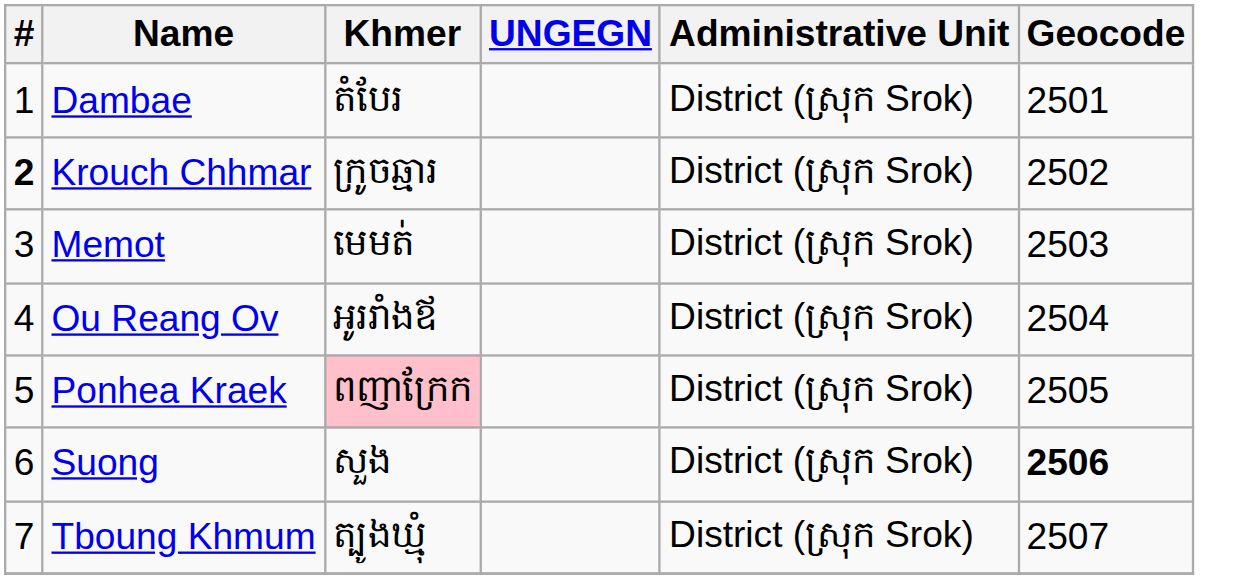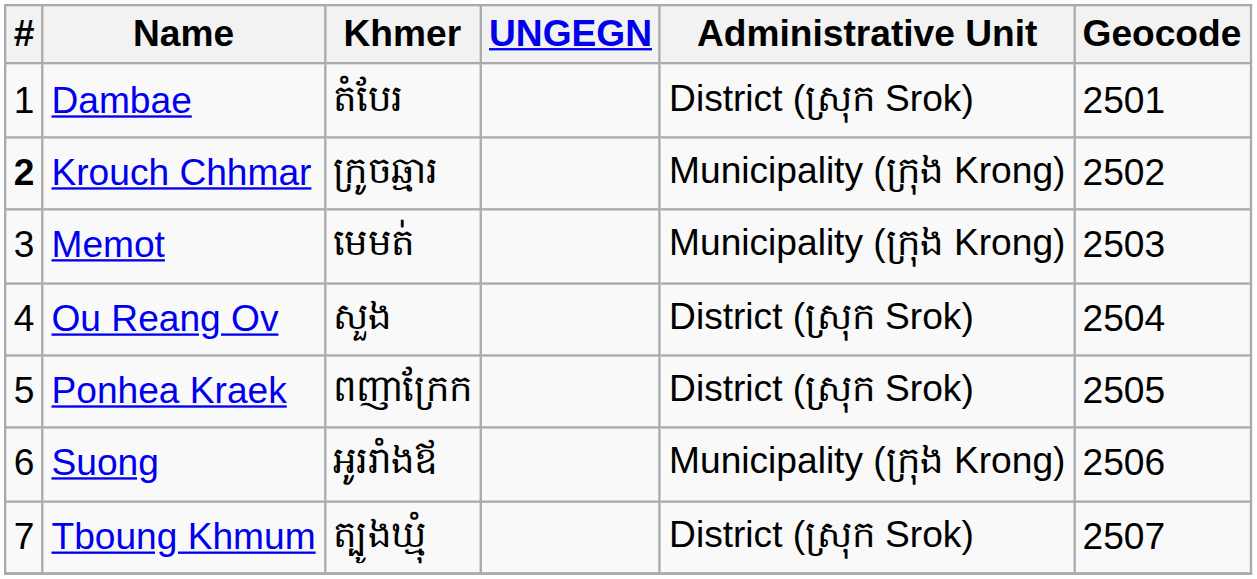(821, 170) District (ស្រុក Srok) -> (867, 170) Municipality (ក្រុង Krong)
(821, 243) District (ស្រុក Srok) -> (867, 243) Municipality (ក្រុង Krong)
(385, 315) អូររាំងឪ -> (362, 315) សួង
(402, 388) pink background -> (402, 388) no background
(362, 461) សួង -> (385, 461) អូររាំងឪ
(821, 461) District (ស្រុក Srok) -> (867, 461) Municipality (ក្រុង Krong)
(1068, 463) bold -> (1124, 463) normal
